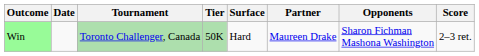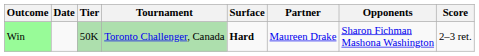columns swapped: (140, 12) <-> (215, 12)
(240, 36) normal -> (242, 36) bold
